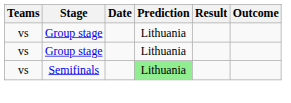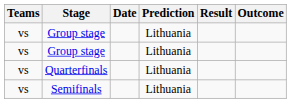+ row: (23, 70)
(163, 70) lightgreen background -> (168, 88) no background
